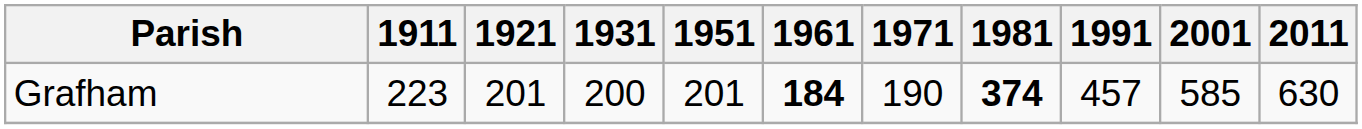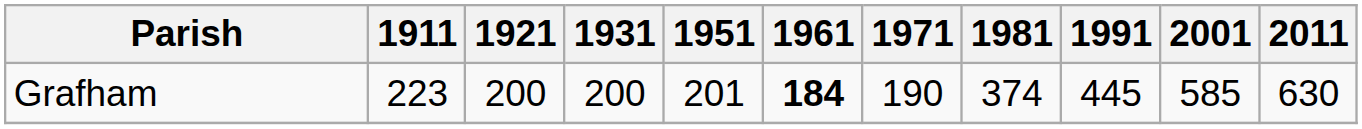(516, 92) 201 -> (516, 92) 200
(1012, 92) bold -> (1012, 92) normal
(1111, 92) 457 -> (1111, 92) 445
